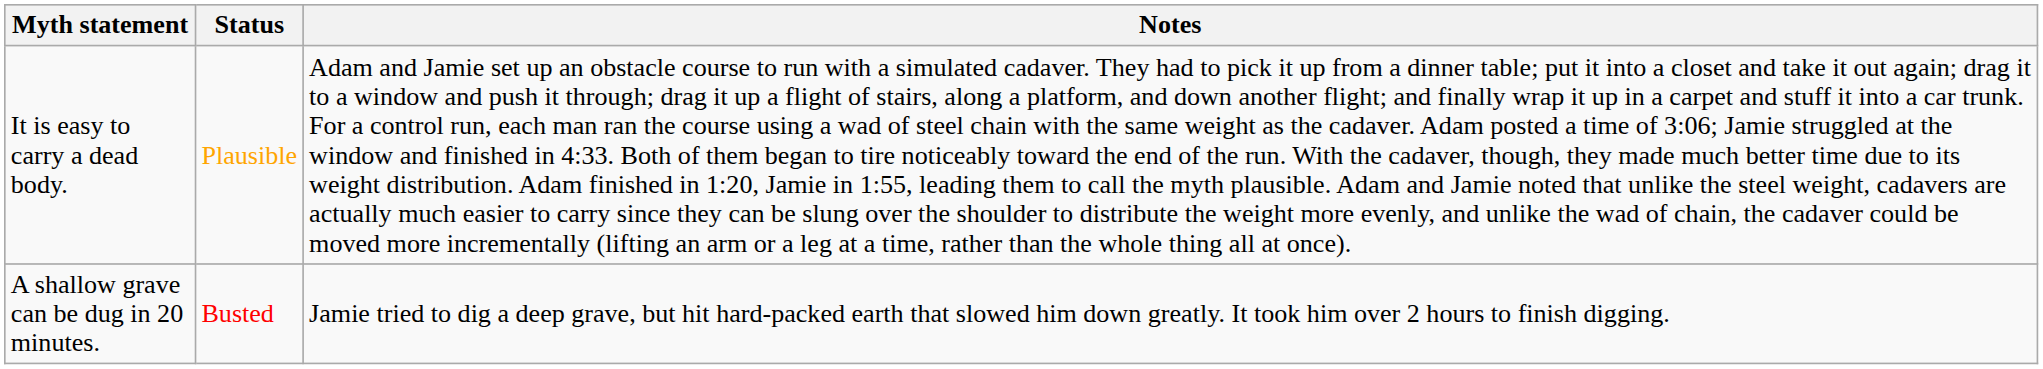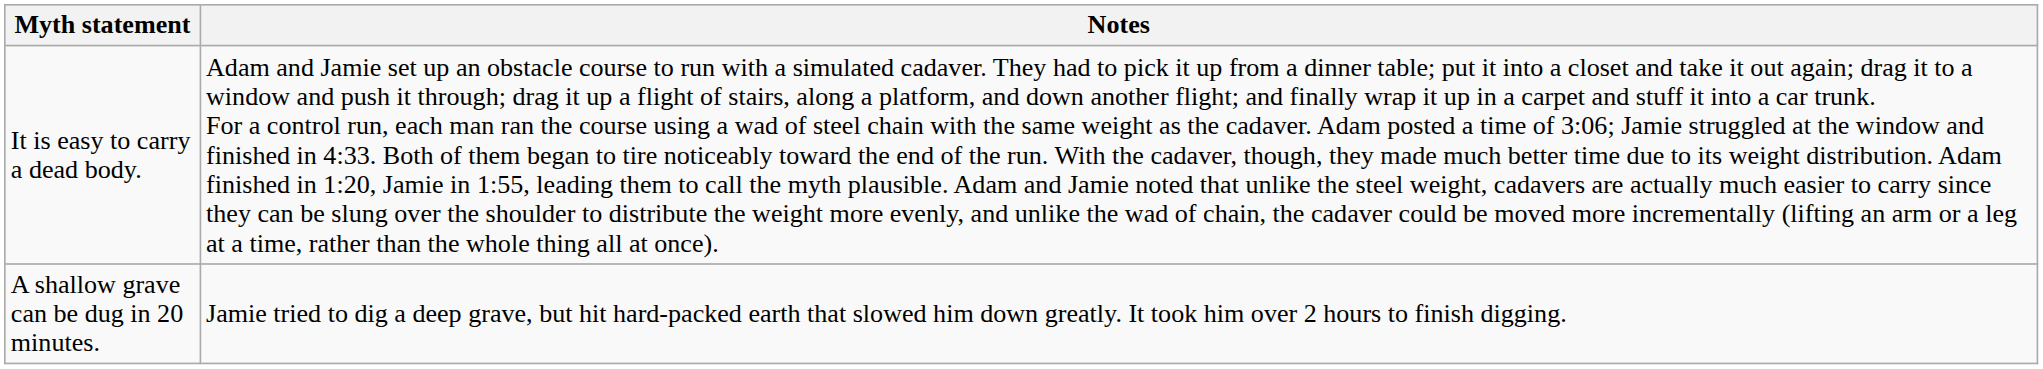- column: (249, 25)
